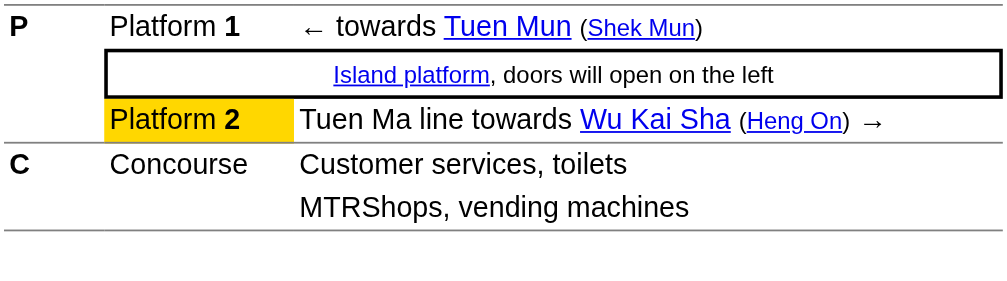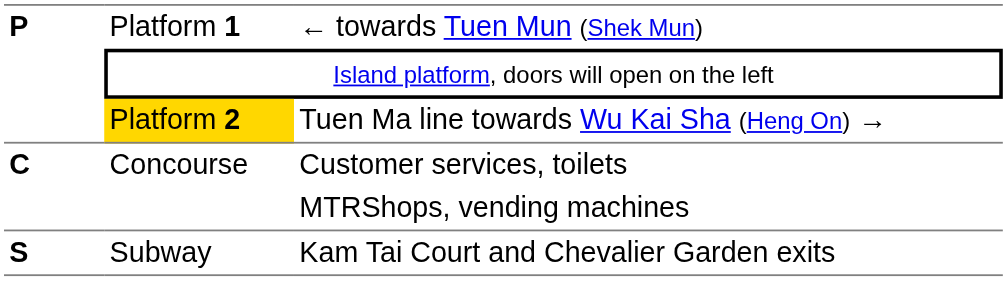+ row: (567, 252)
